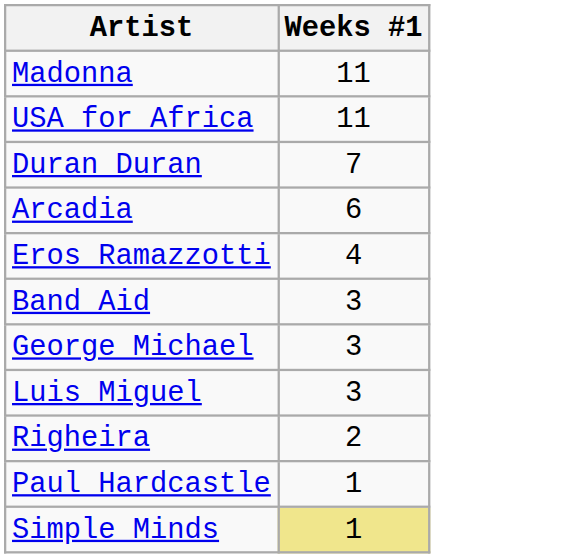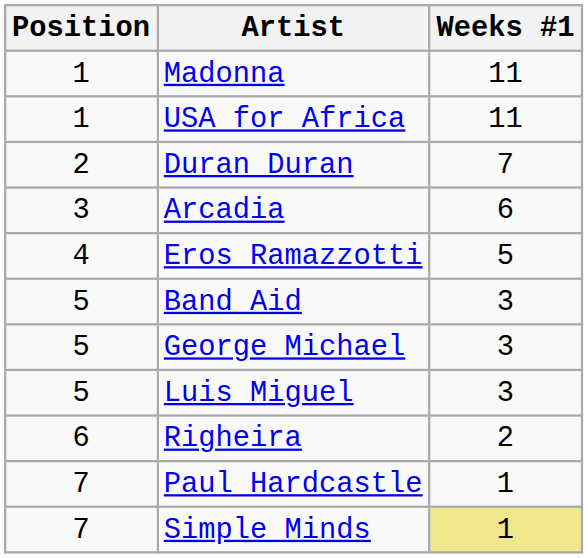+ column: (81, 28)
(354, 256) 4 -> (505, 256) 5
